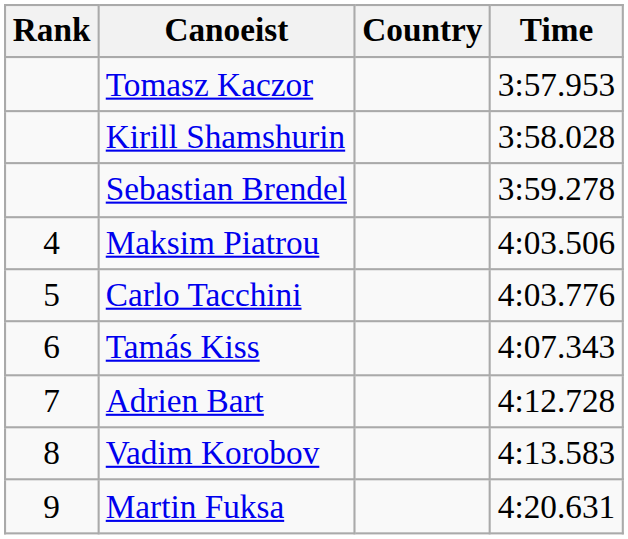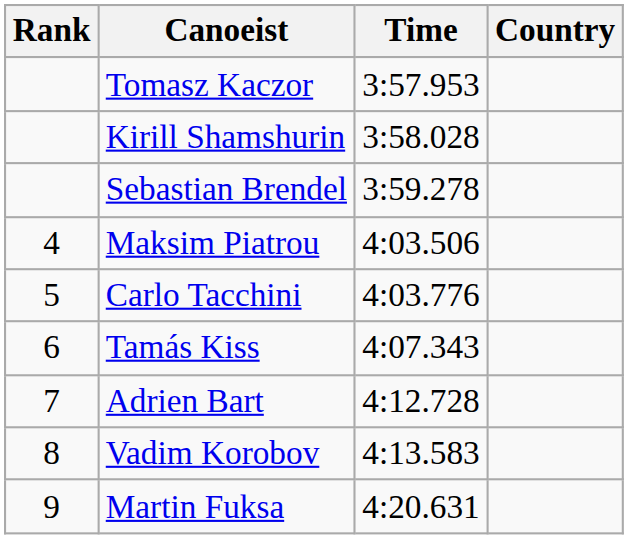columns swapped: (422, 30) <-> (557, 30)
